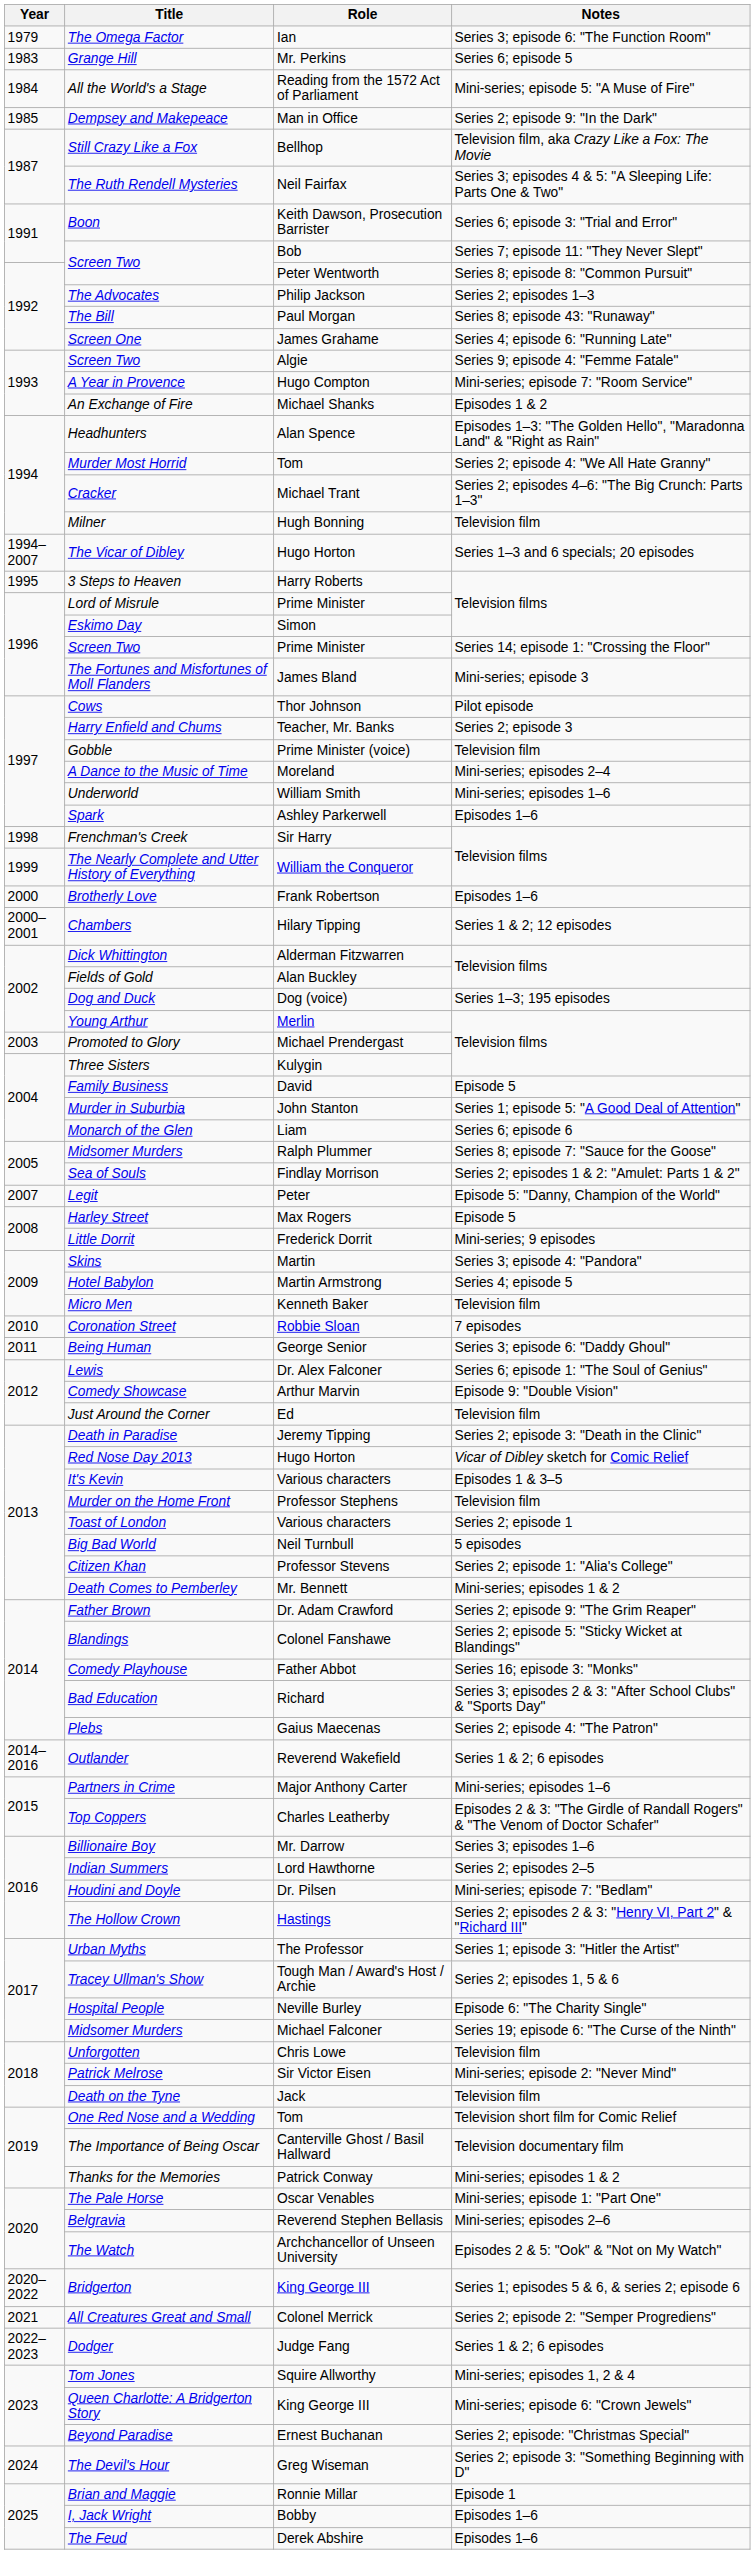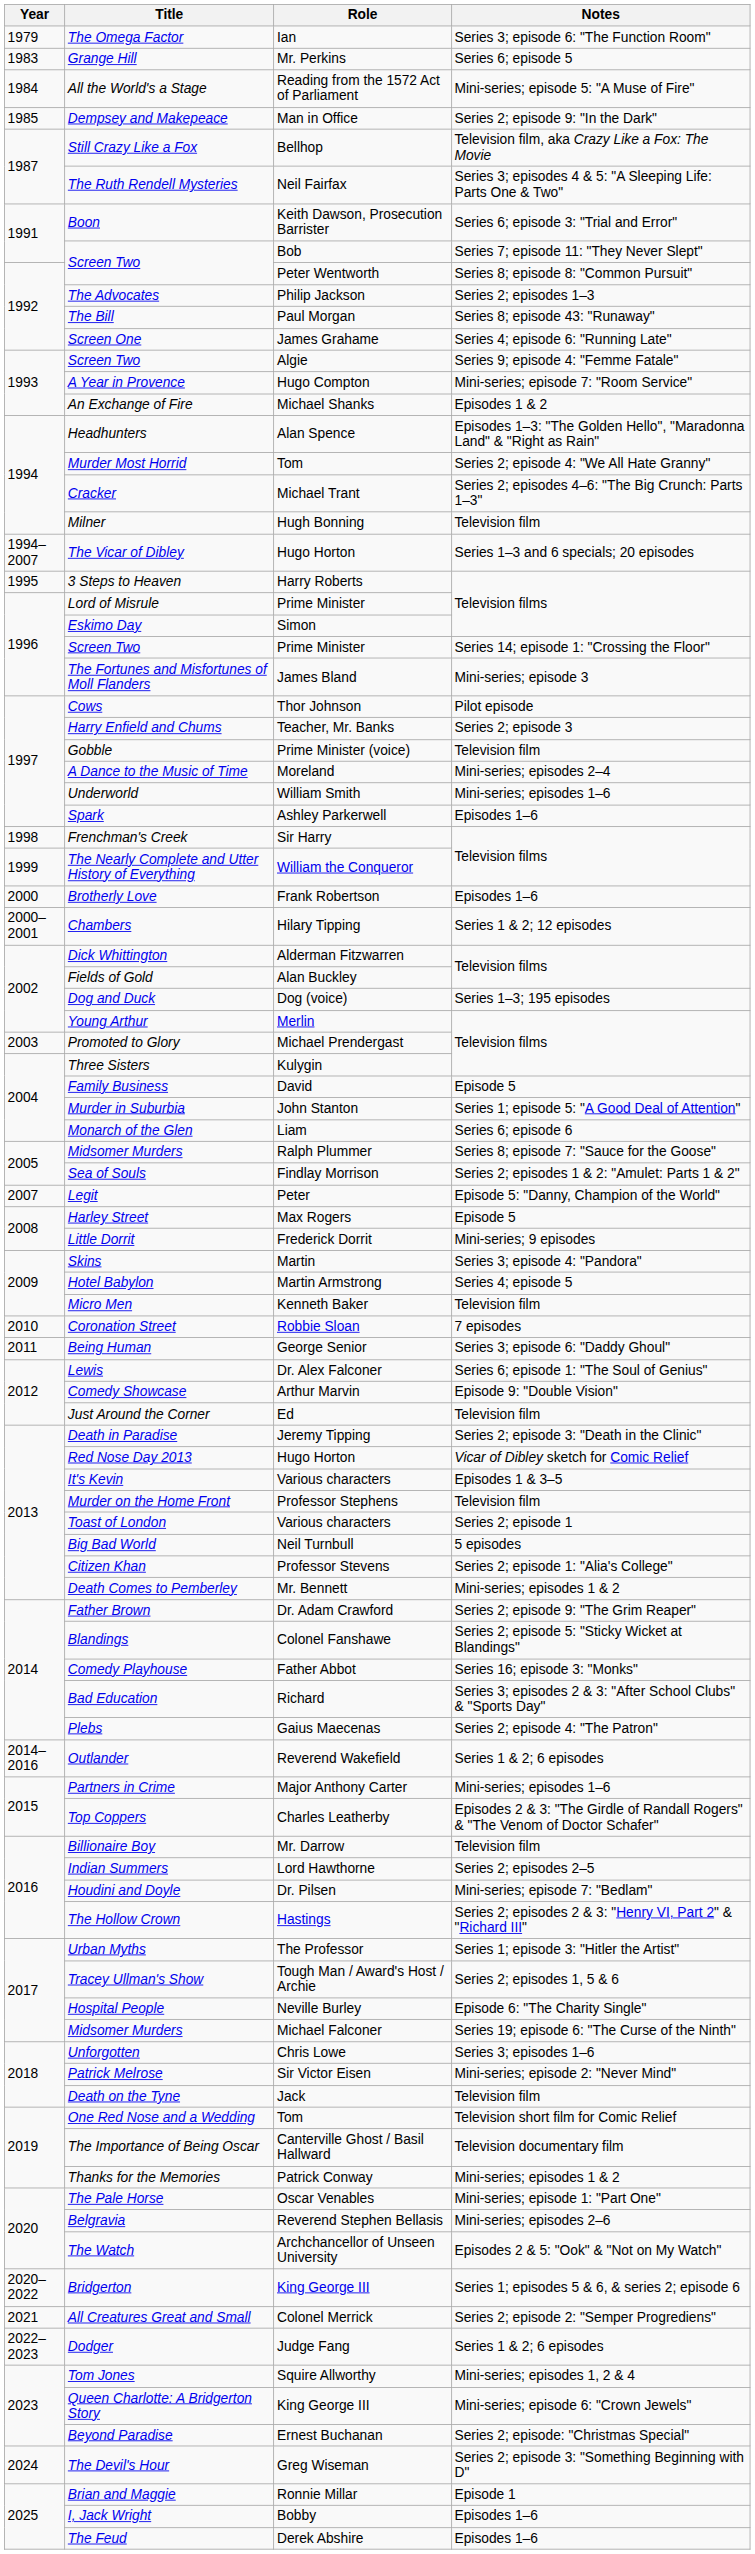(524, 1846) Series 3; episodes 1–6 -> (497, 1846) Television film
(497, 2052) Television film -> (524, 2052) Series 3; episodes 1–6
